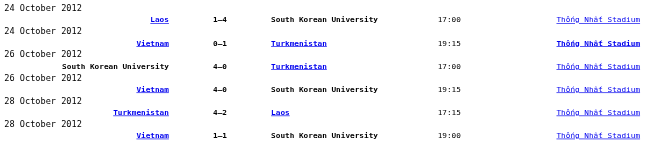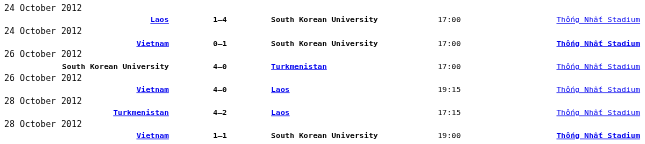(299, 43) Turkmenistan -> (325, 43) South Korean University
(449, 43) 19:15 -> (449, 43) 17:00
(325, 89) South Korean University -> (280, 89) Laos
(598, 135) normal -> (598, 135) bold
